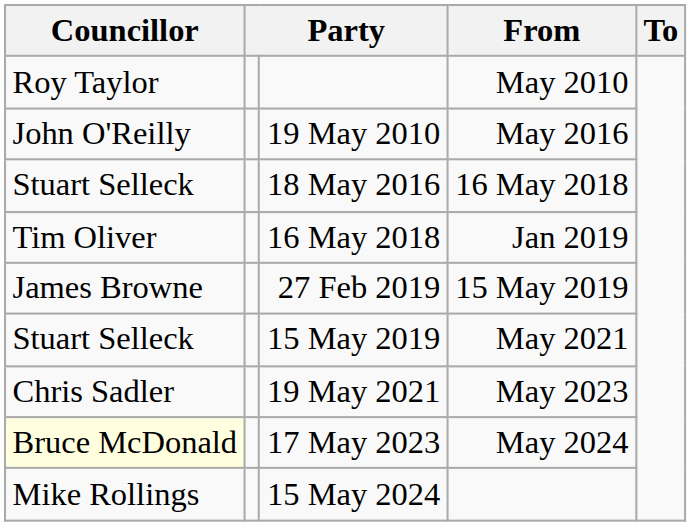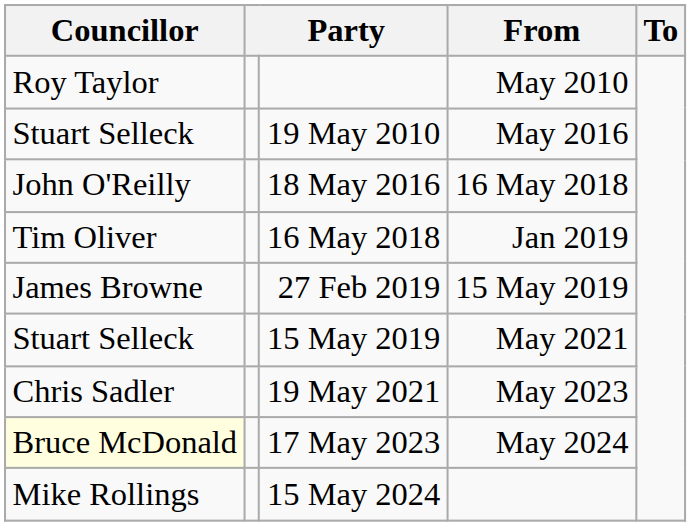(102, 133) John O'Reilly -> (103, 133) Stuart Selleck
(103, 184) Stuart Selleck -> (102, 184) John O'Reilly
